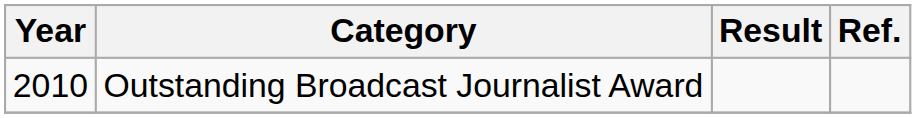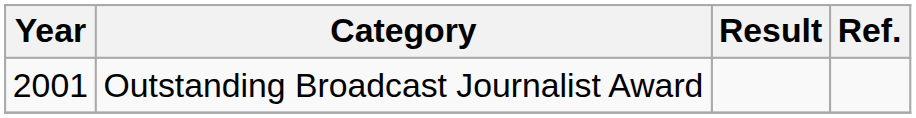(50, 84) 2010 -> (50, 84) 2001
